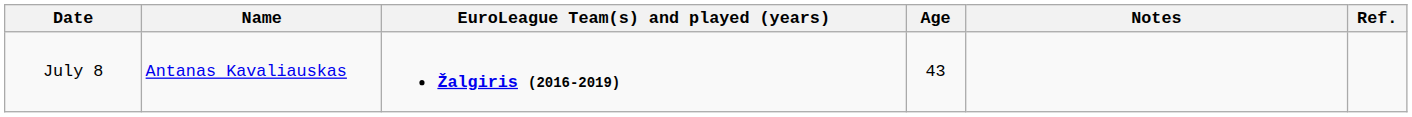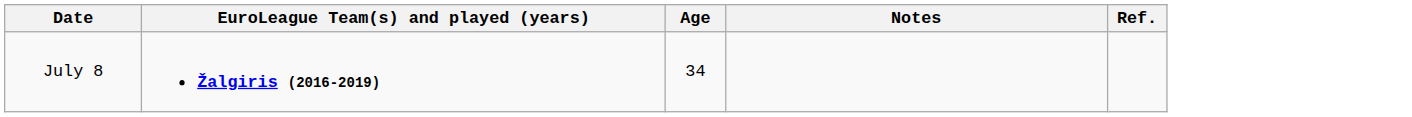- column: (262, 18)
(936, 72) 43 -> (695, 72) 34
